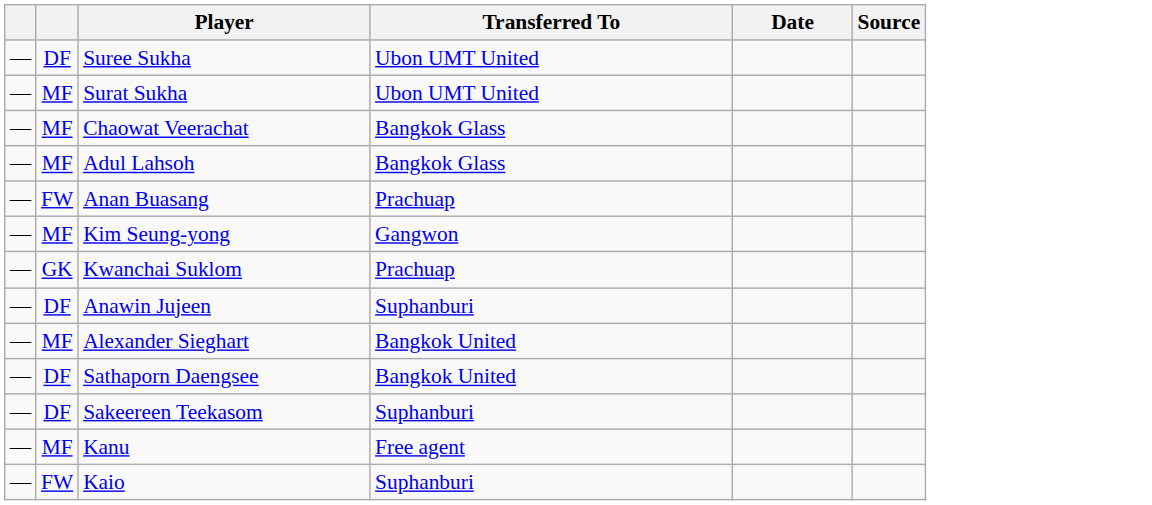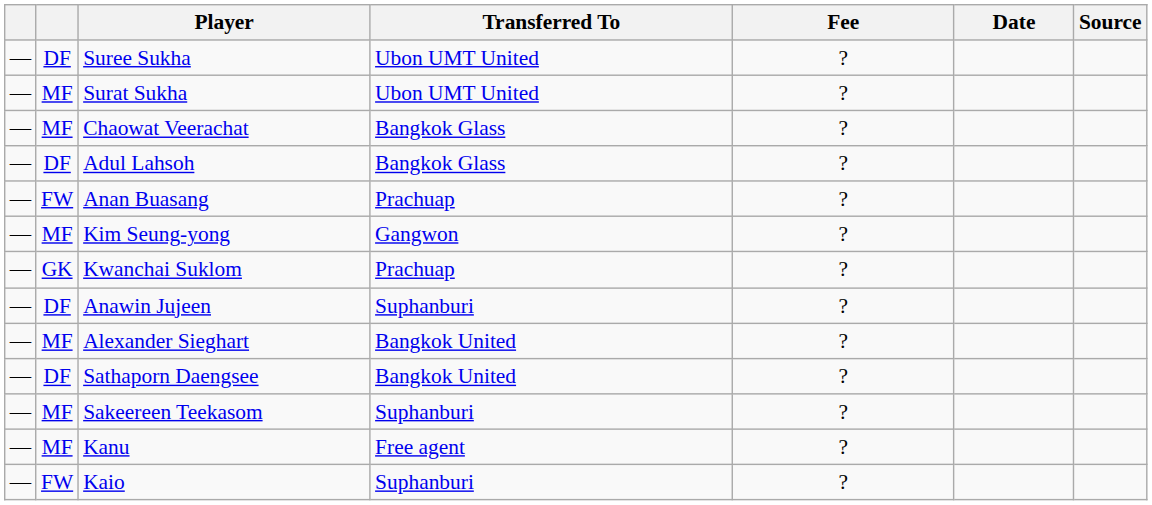+ column: (843, 22)
(57, 163) MF -> (57, 163) DF
(57, 411) DF -> (57, 411) MF
